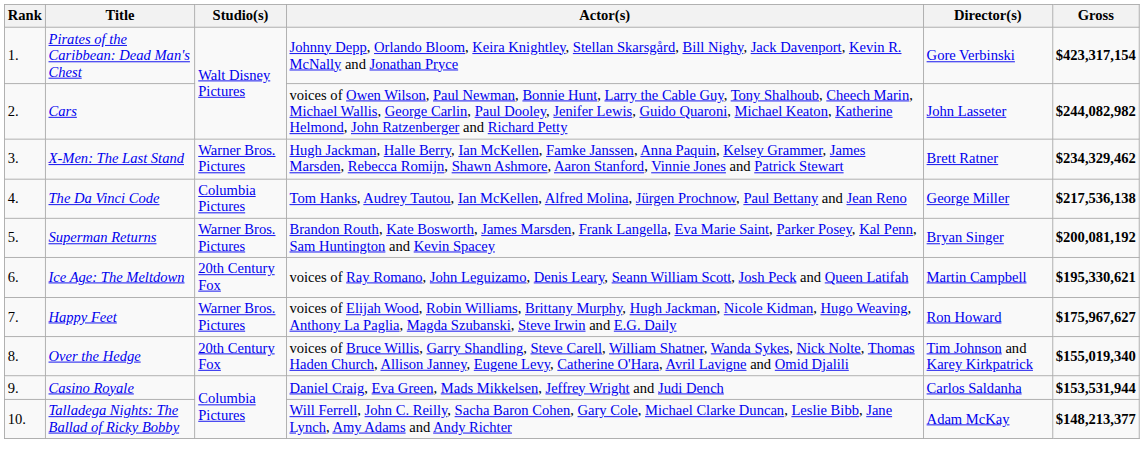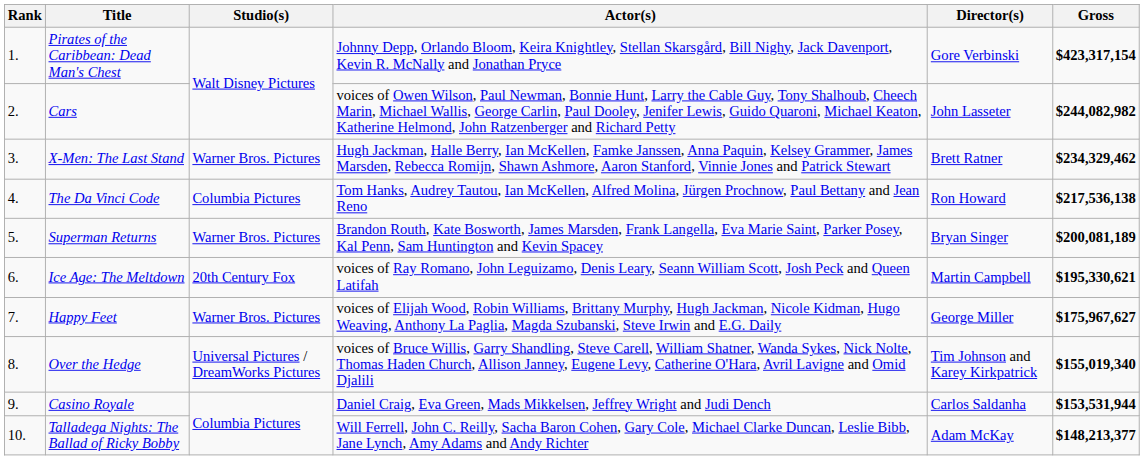(968, 198) George Miller -> (968, 198) Ron Howard
(1096, 237) $200,081,192 -> (1096, 237) $200,081,189
(964, 316) Ron Howard -> (972, 316) George Miller
(236, 356) 20th Century Fox -> (256, 364) Universal Pictures / DreamWorks Pictures
